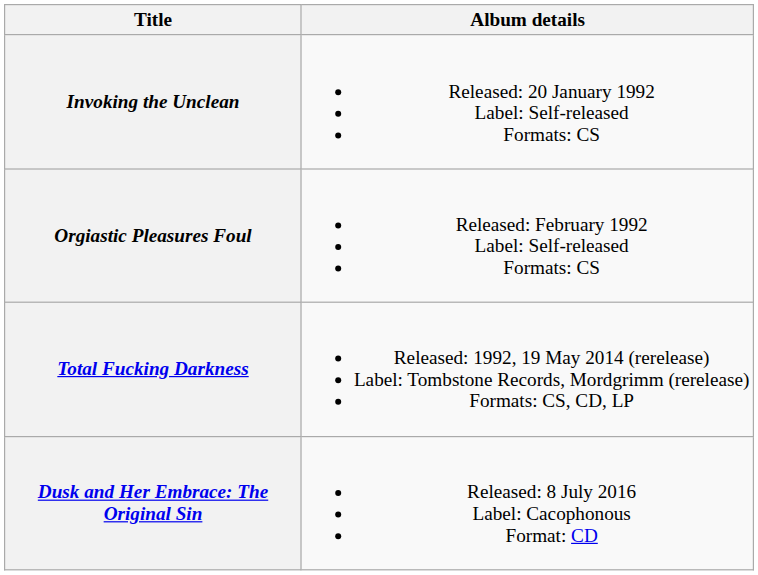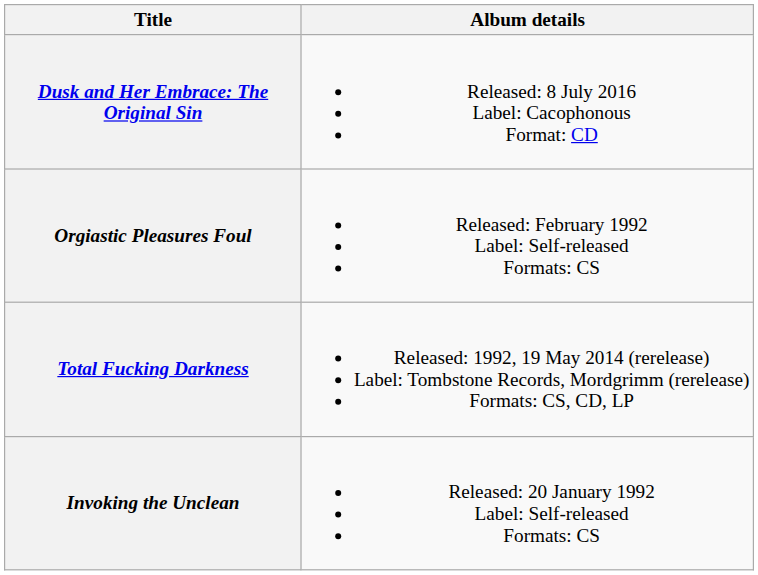rows swapped: (153, 101) <-> (153, 502)
